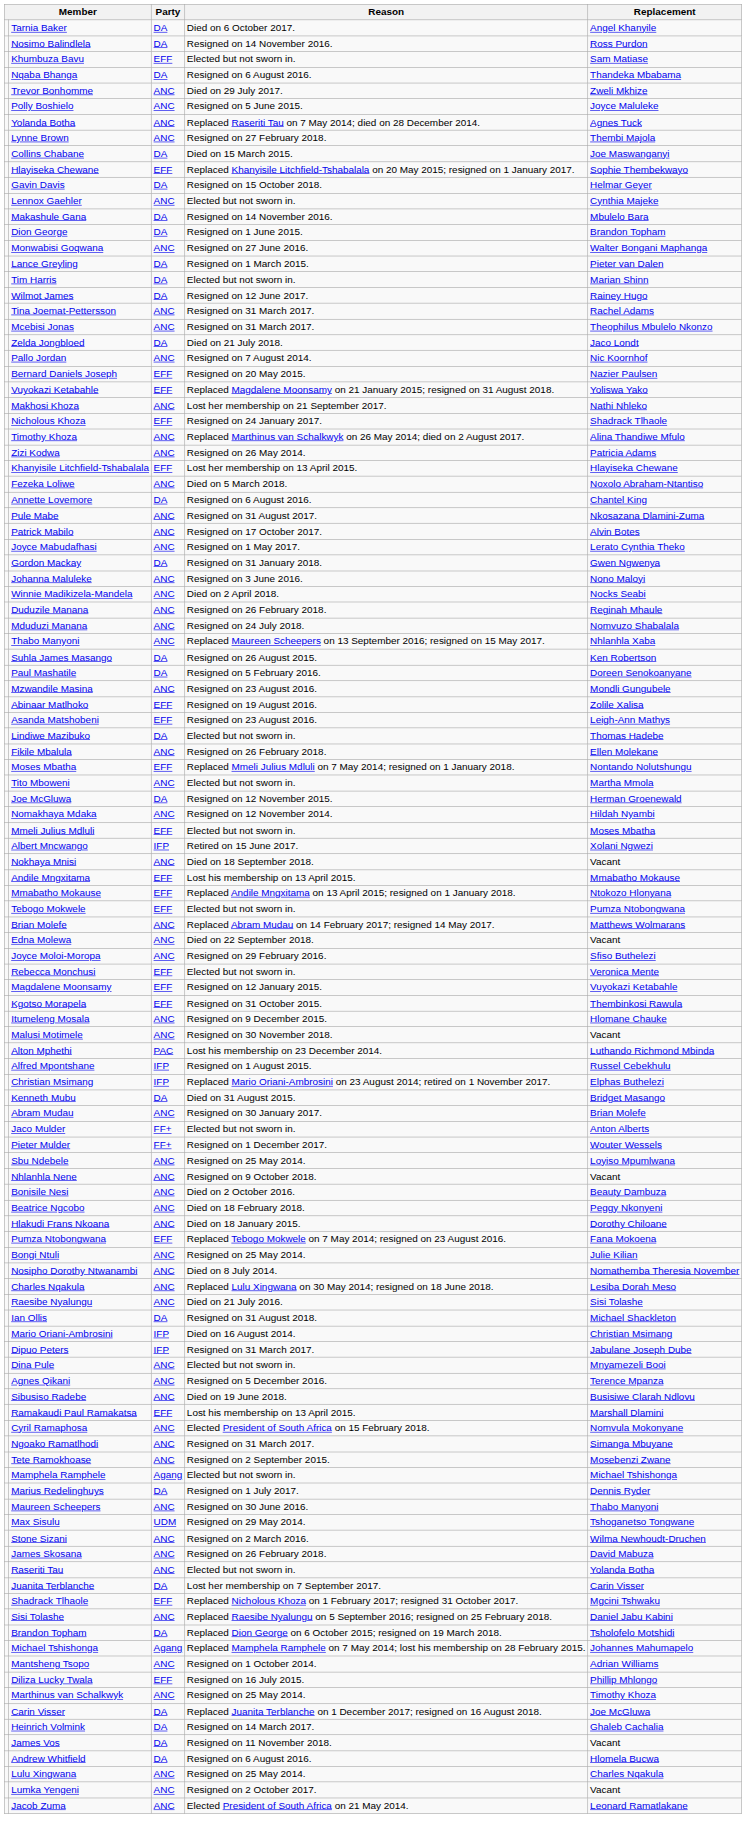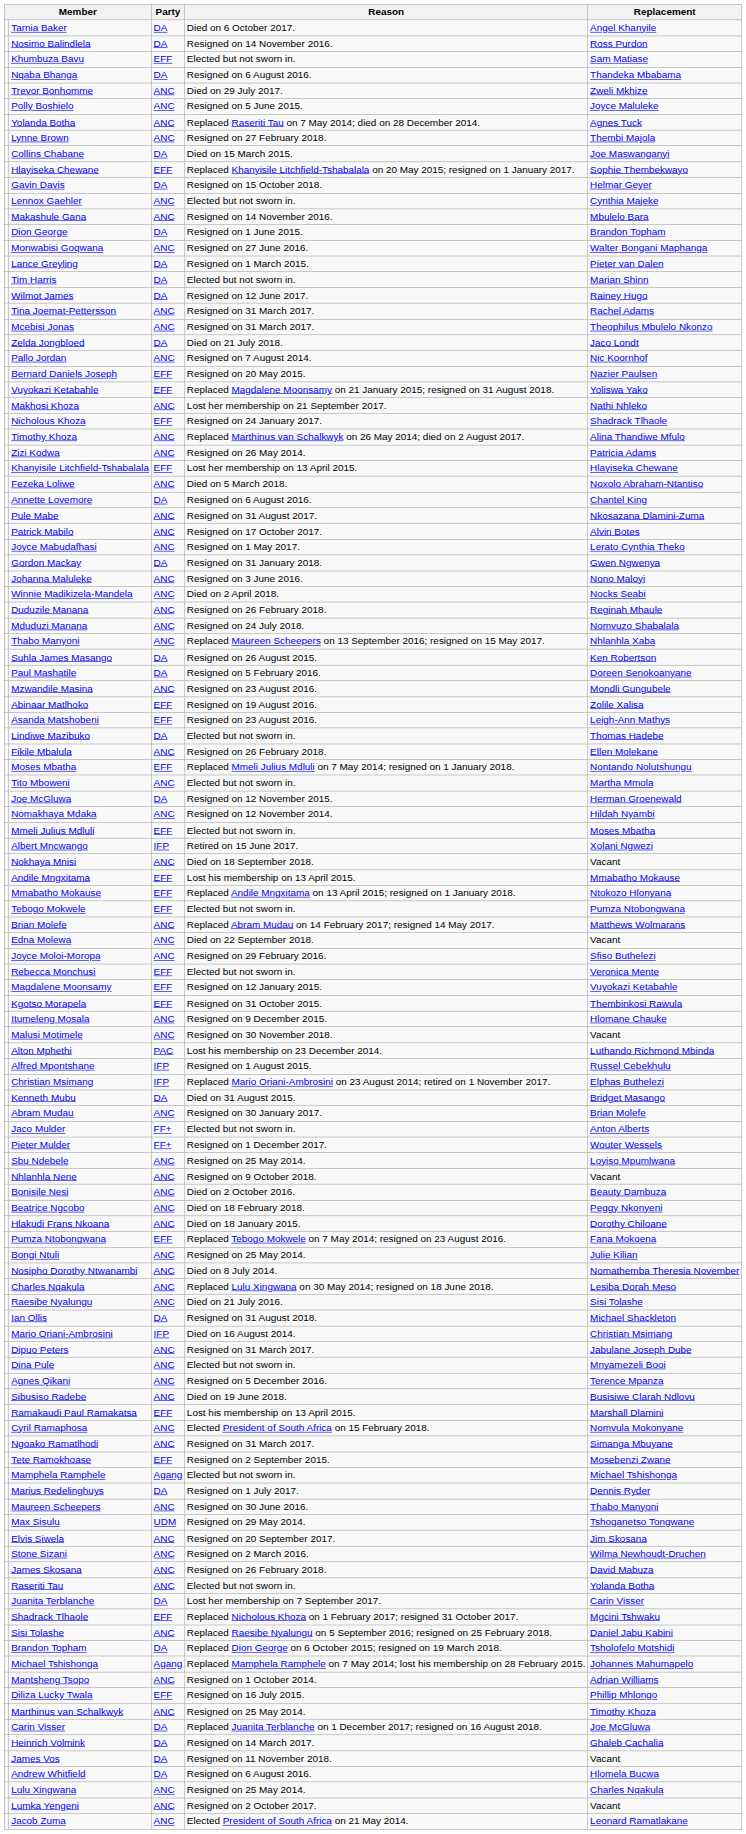(160, 216) DA -> (164, 216) ANC
(161, 1349) IFP -> (164, 1349) ANC
(164, 1459) ANC -> (163, 1459) EFF
+ row: (38, 1538)
